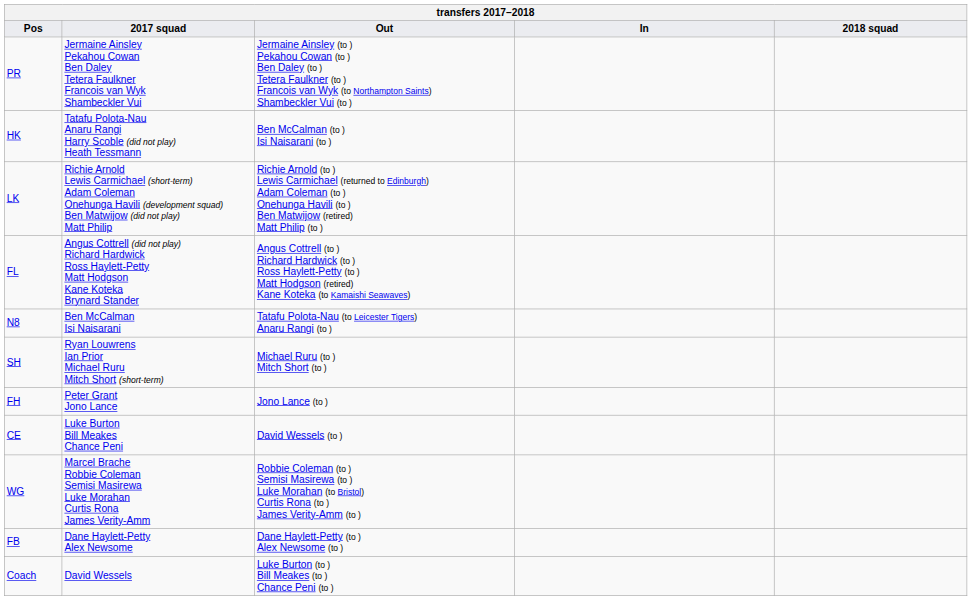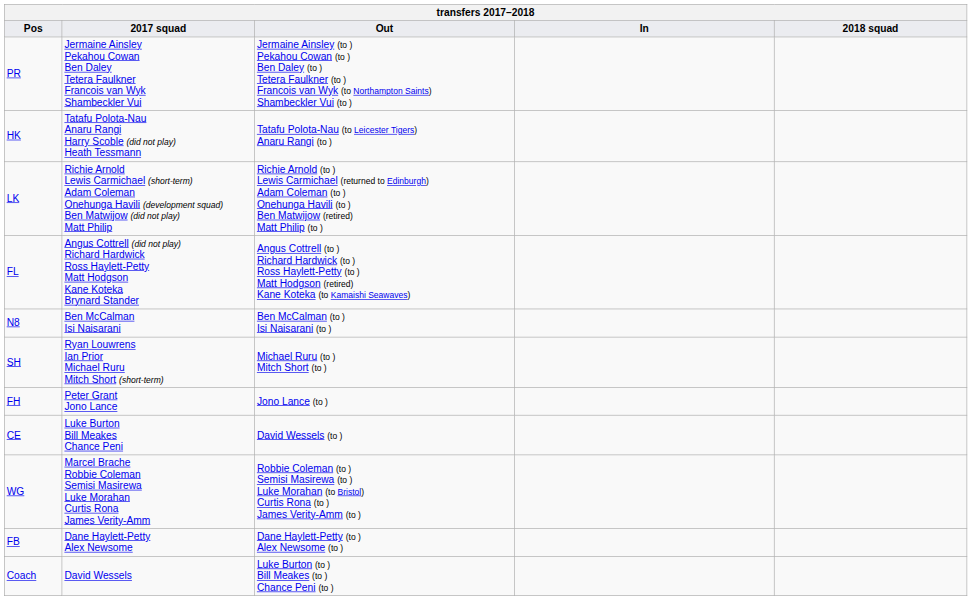(301, 136) Ben McCalman (to ) Isi Naisarani (to ) -> (337, 136) Tatafu Polota-Nau (to Leicester Tigers) Anaru Rangi (to )
(337, 323) Tatafu Polota-Nau (to Leicester Tigers) Anaru Rangi (to ) -> (301, 323) Ben McCalman (to ) Isi Naisarani (to )
